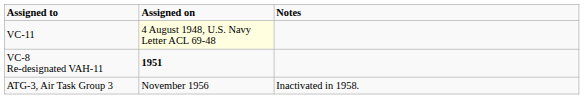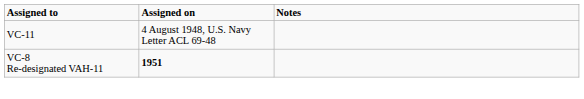(196, 35) lightyellow background -> (196, 35) no background
- row: (60, 85)
